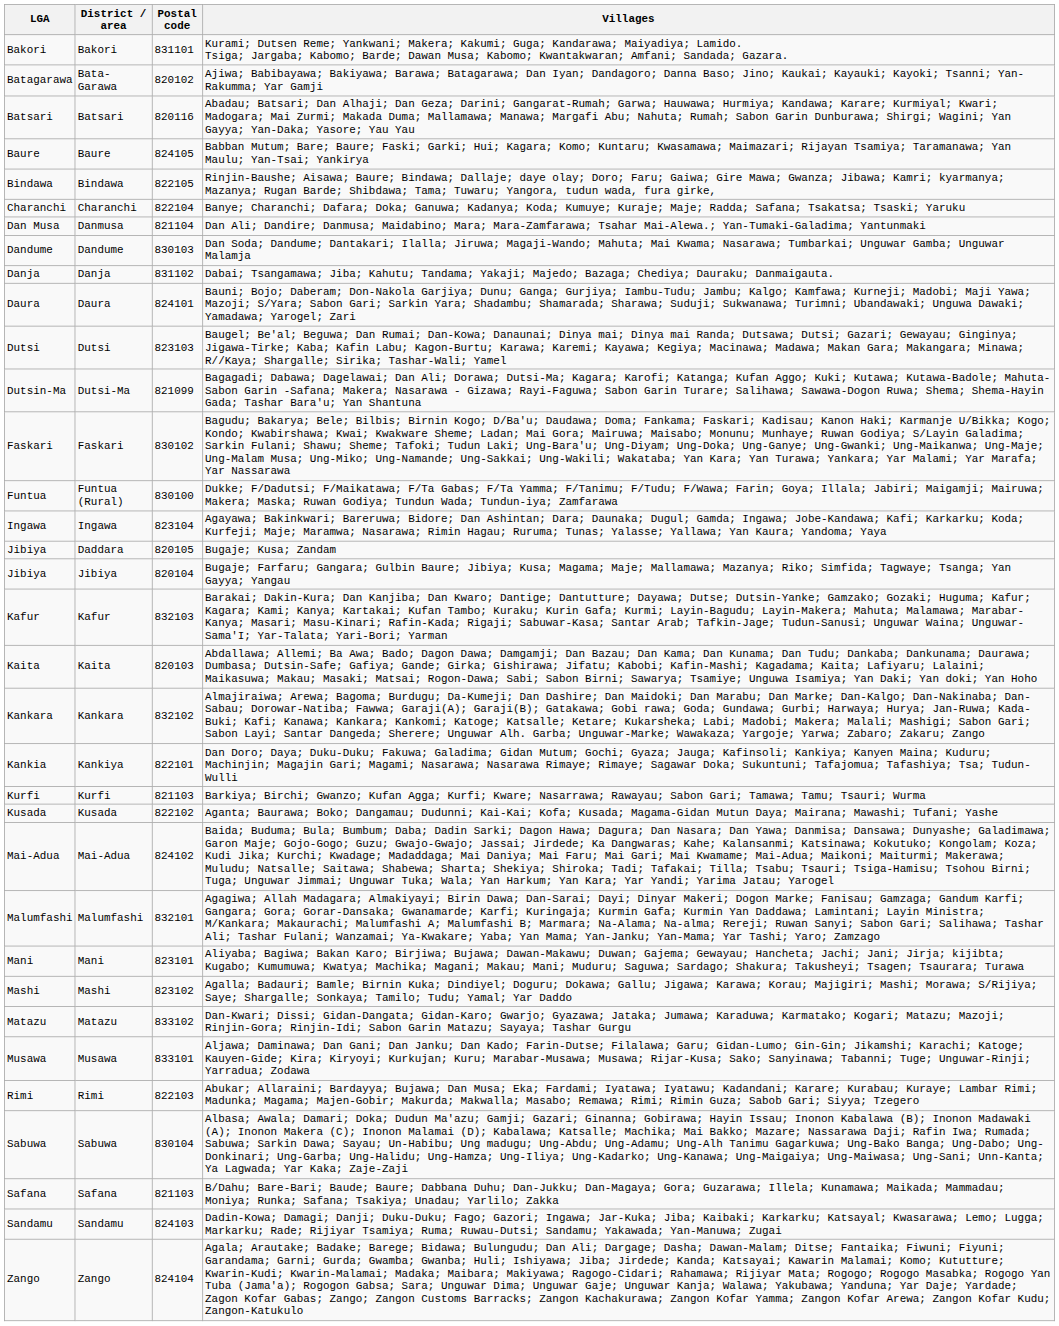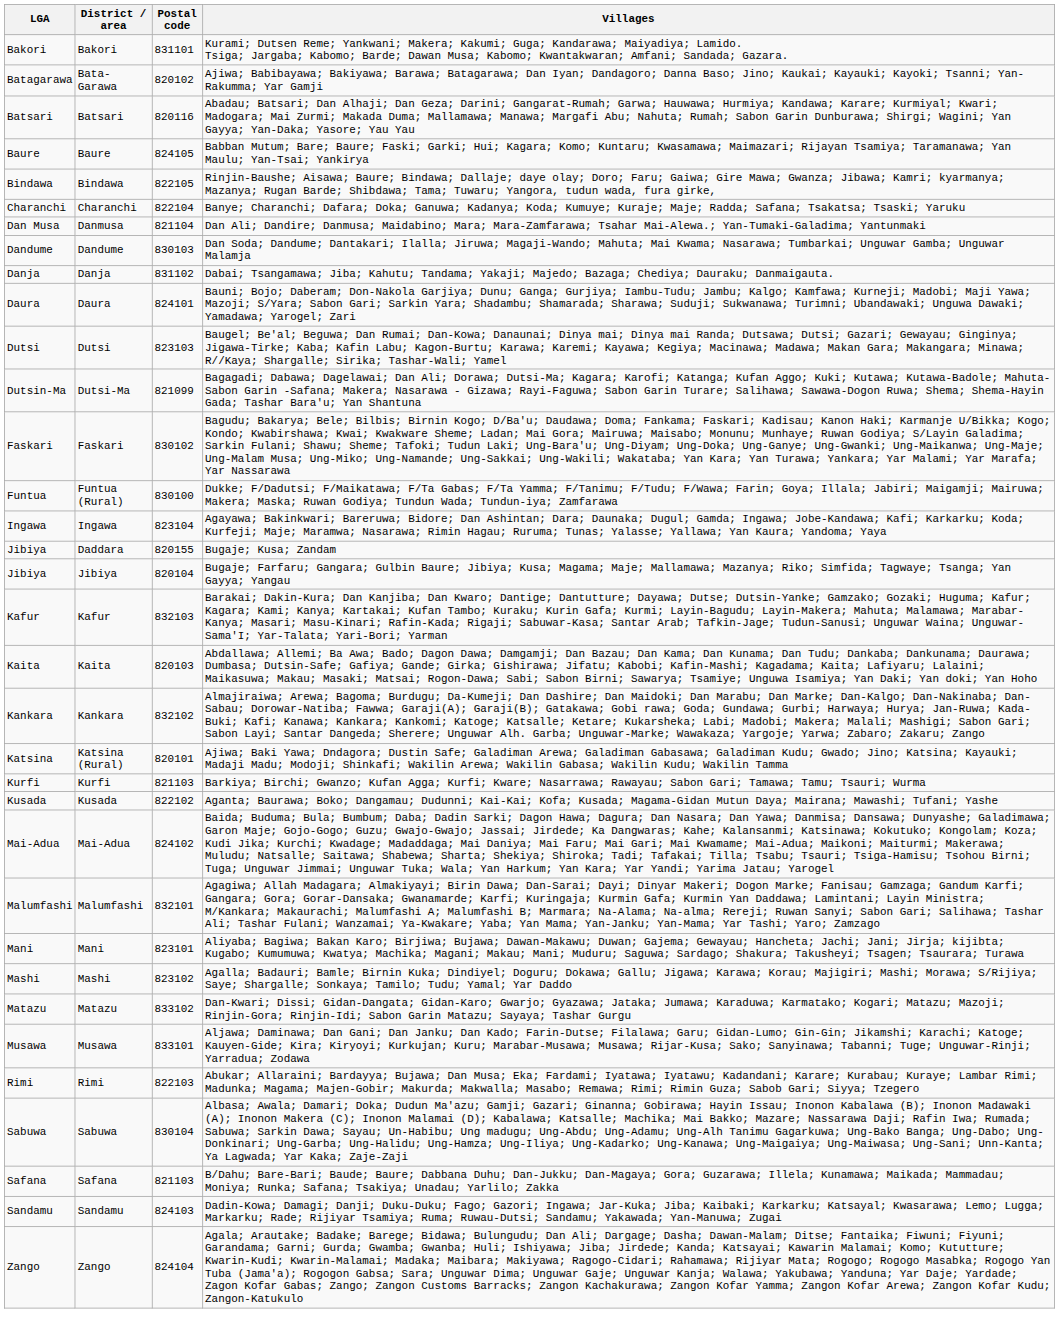(174, 550) 820105 -> (174, 550) 820155
- row: (101, 765)
+ row: (101, 759)
